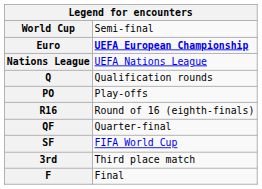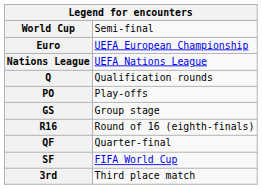(171, 45) bold -> (171, 45) normal
+ row: (48, 111)
- row: (48, 176)
